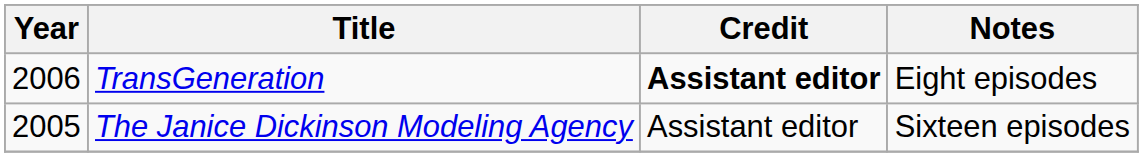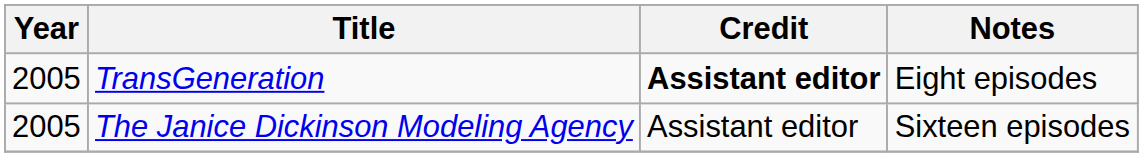(46, 77) 2006 -> (46, 77) 2005
